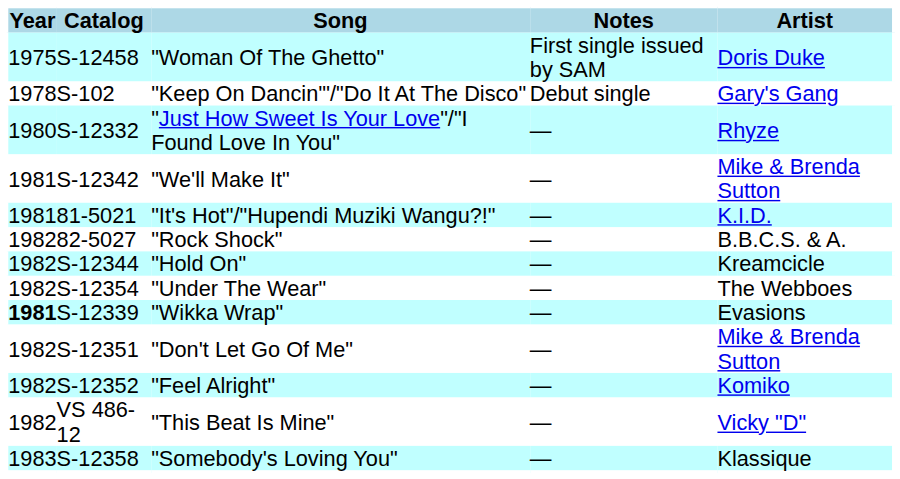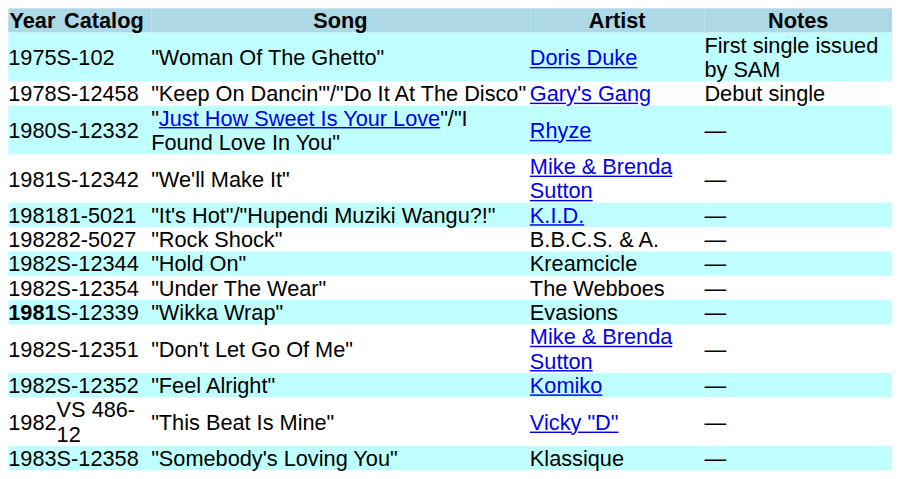columns swapped: (805, 20) <-> (624, 20)
(98, 57) S-12458 -> (86, 57) S-102
(86, 93) S-102 -> (98, 93) S-12458
